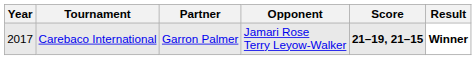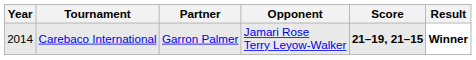(20, 39) 2017 -> (20, 39) 2014
